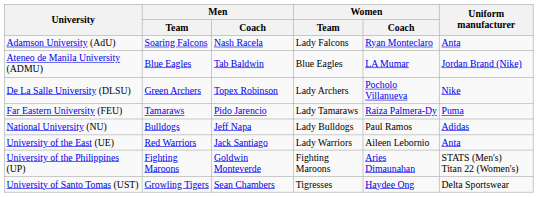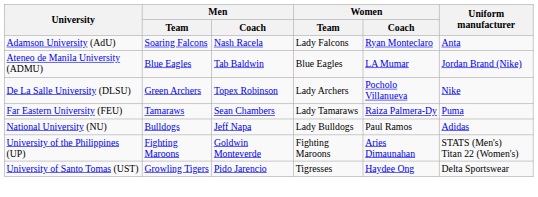(240, 111) Pido Jarencio -> (244, 111) Sean Chambers
- row: (60, 142)
(244, 184) Sean Chambers -> (240, 169) Pido Jarencio
